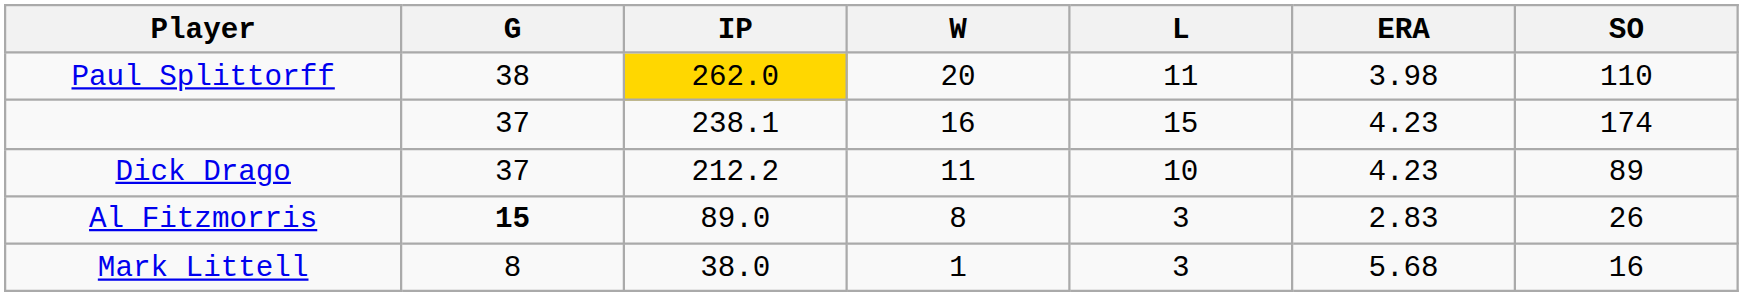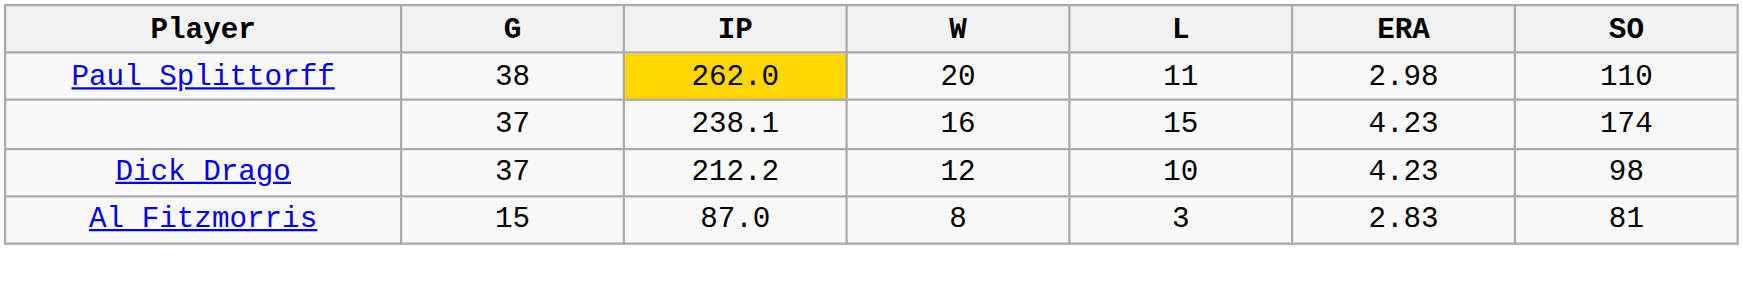(1404, 77) 3.98 -> (1404, 77) 2.98
(958, 172) 11 -> (958, 172) 12
(1626, 172) 89 -> (1626, 172) 98
(513, 220) bold -> (513, 220) normal
(735, 220) 89.0 -> (735, 220) 87.0
(1626, 220) 26 -> (1626, 220) 81
- row: (203, 267)
